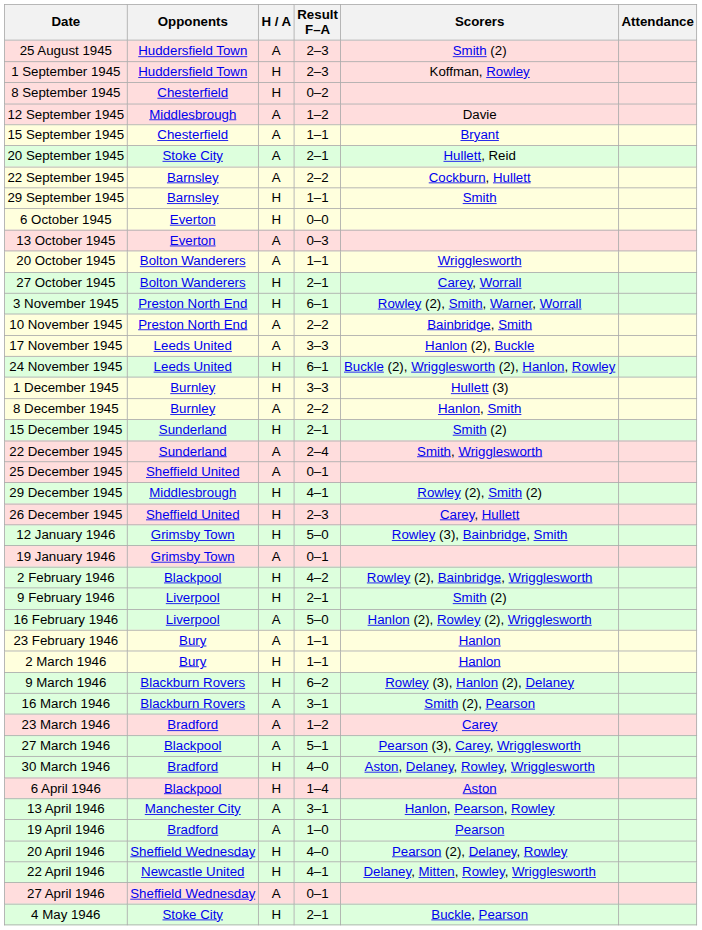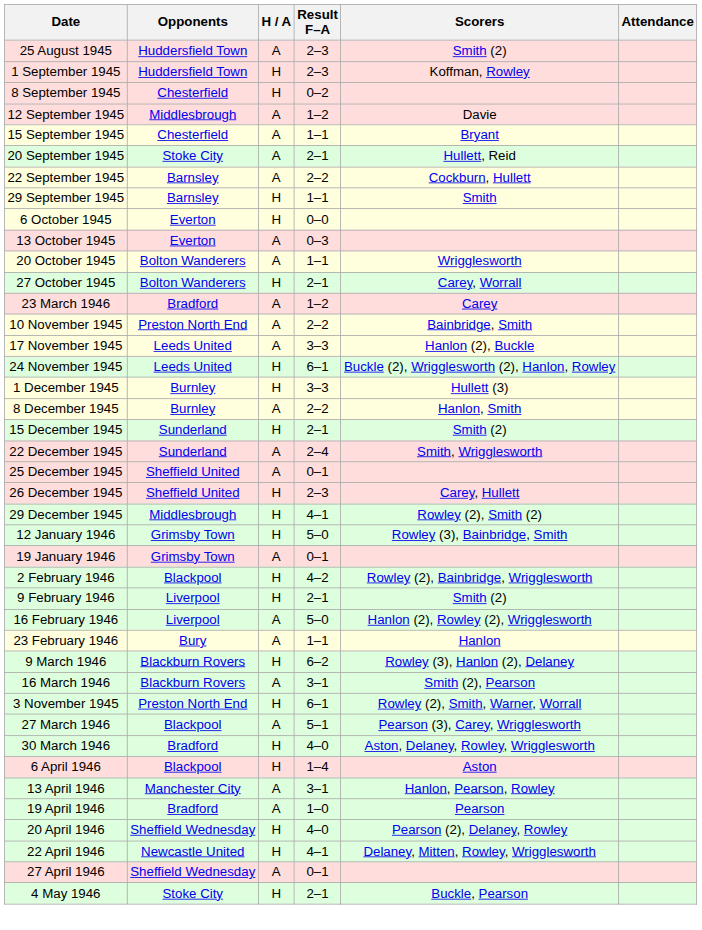rows swapped: (66, 303) <-> (66, 724)
rows swapped: (66, 514) <-> (66, 493)
- row: (66, 661)
